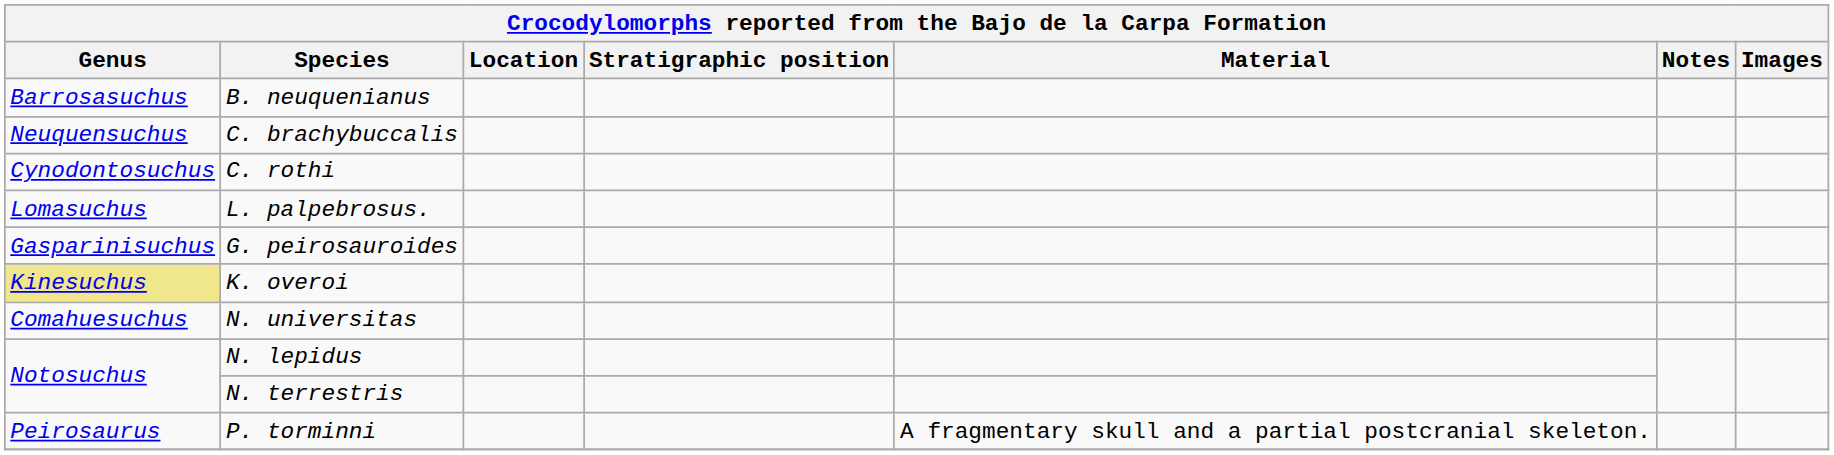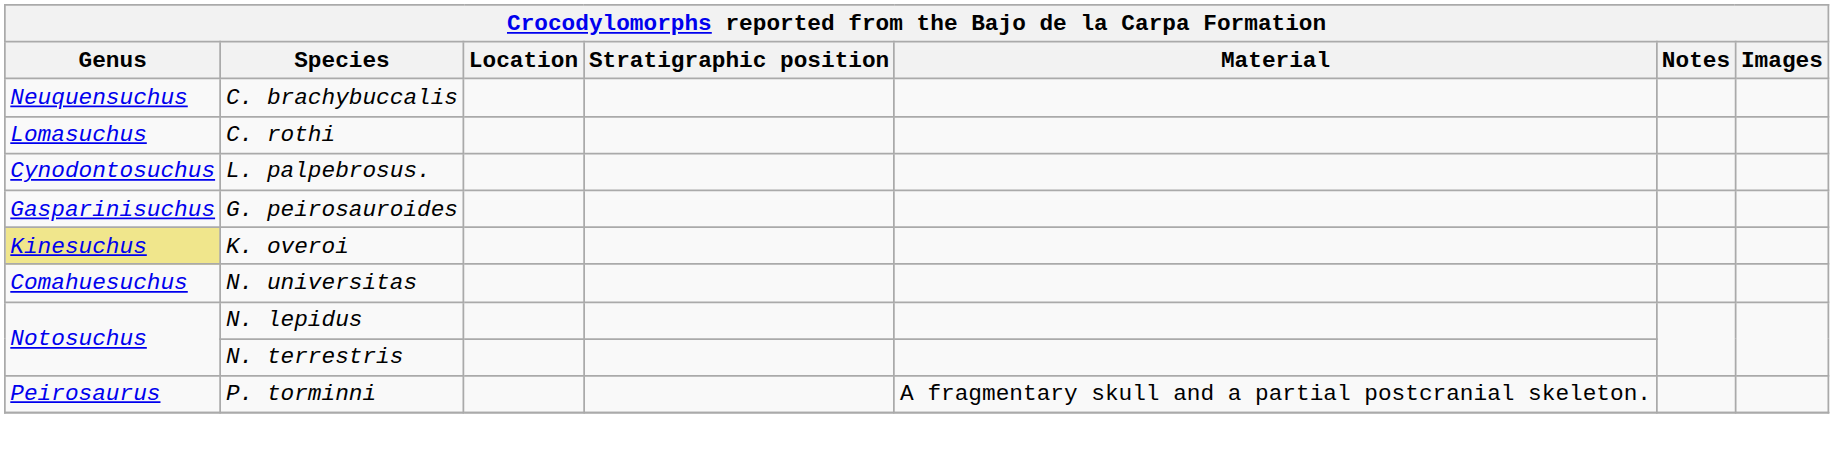- row: (328, 98)
(113, 172) Cynodontosuchus -> (79, 135) Lomasuchus
(79, 209) Lomasuchus -> (113, 172) Cynodontosuchus
